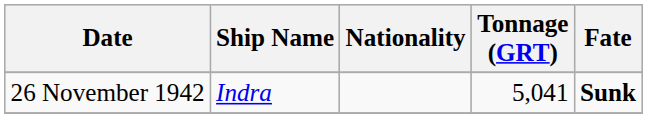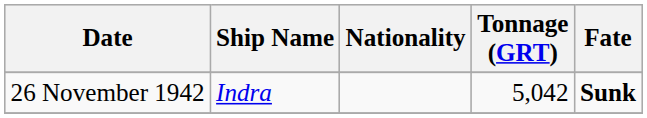(540, 92) 5,041 -> (540, 92) 5,042
